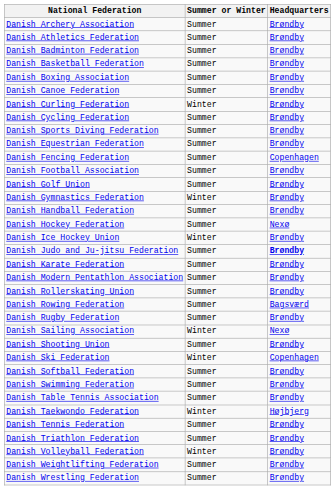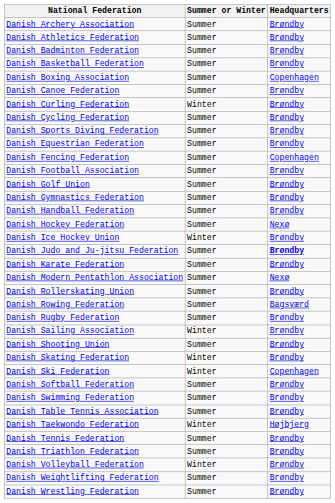(287, 78) Brøndby -> (294, 78) Copenhagen
(202, 198) Winter -> (202, 198) Summer
(287, 278) Brøndby -> (279, 278) Nexø
(279, 331) Nexø -> (287, 331) Brøndby
+ row: (68, 358)
